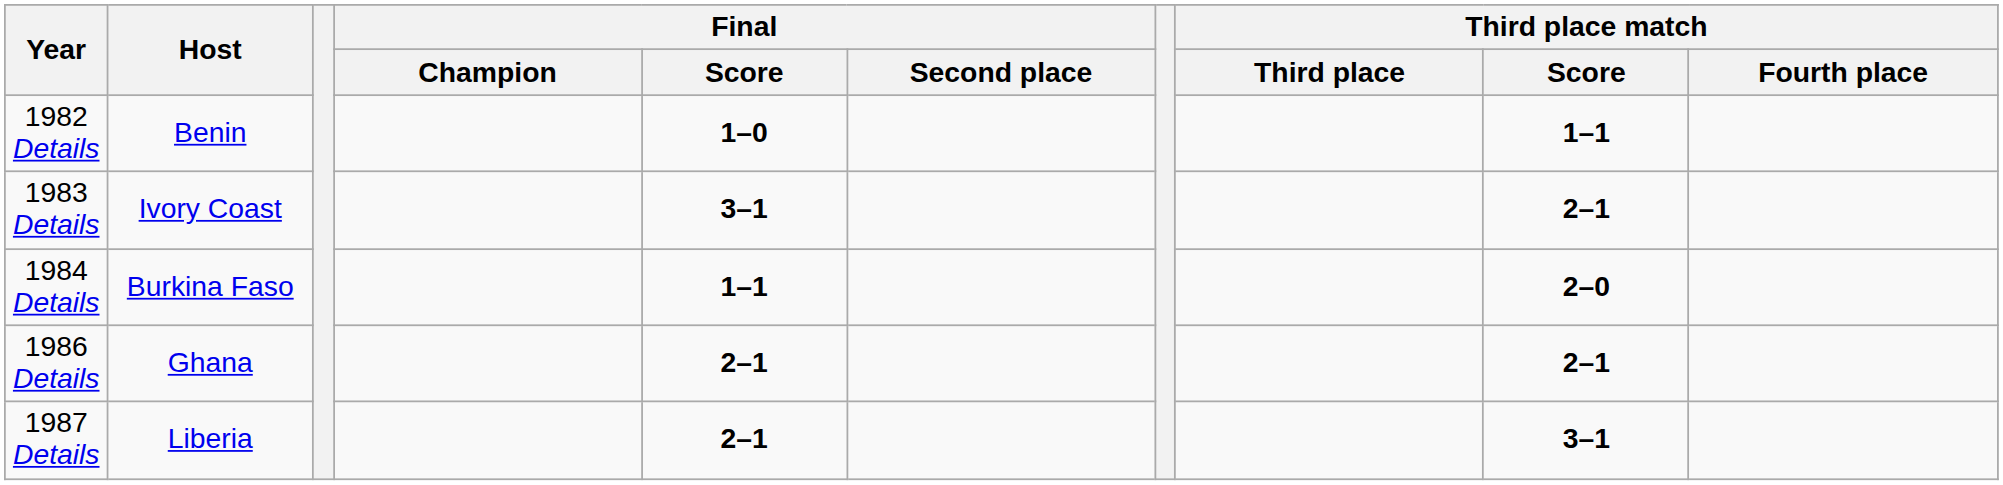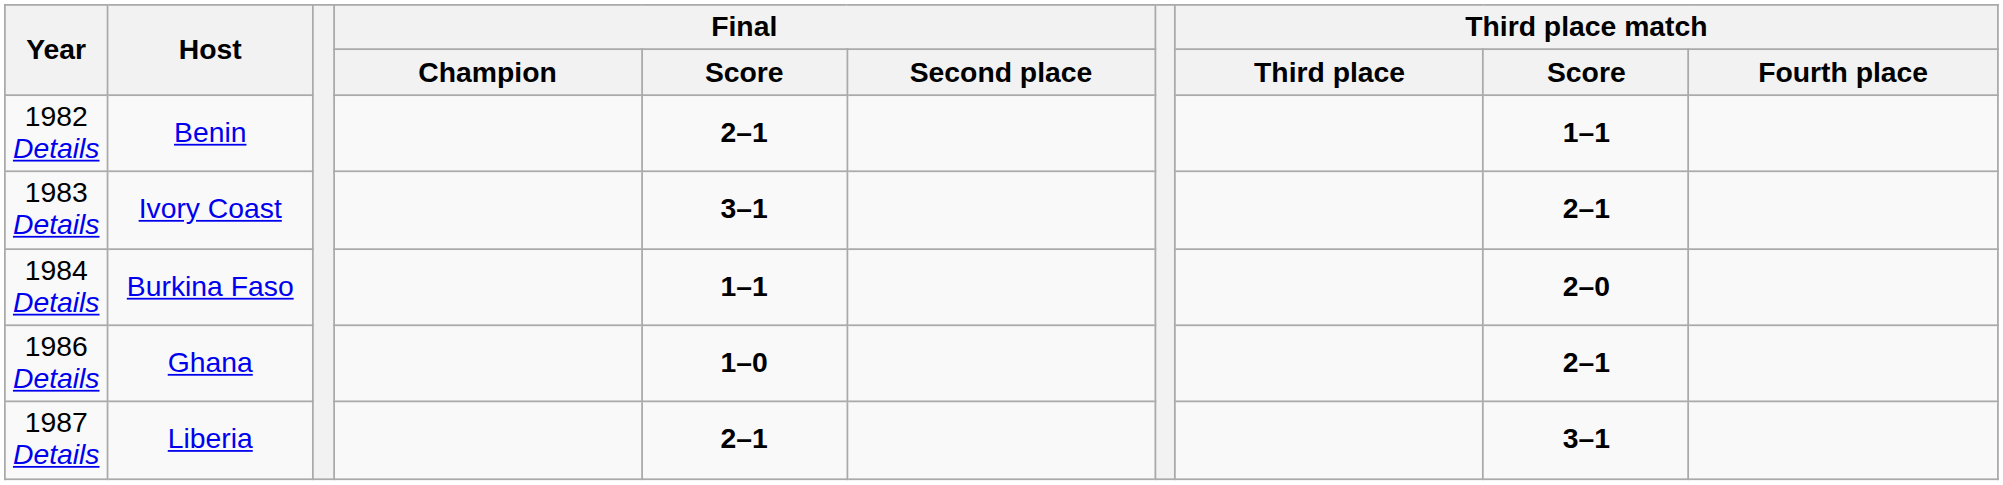(744, 132) 1–0 -> (744, 132) 2–1
(744, 363) 2–1 -> (744, 363) 1–0
